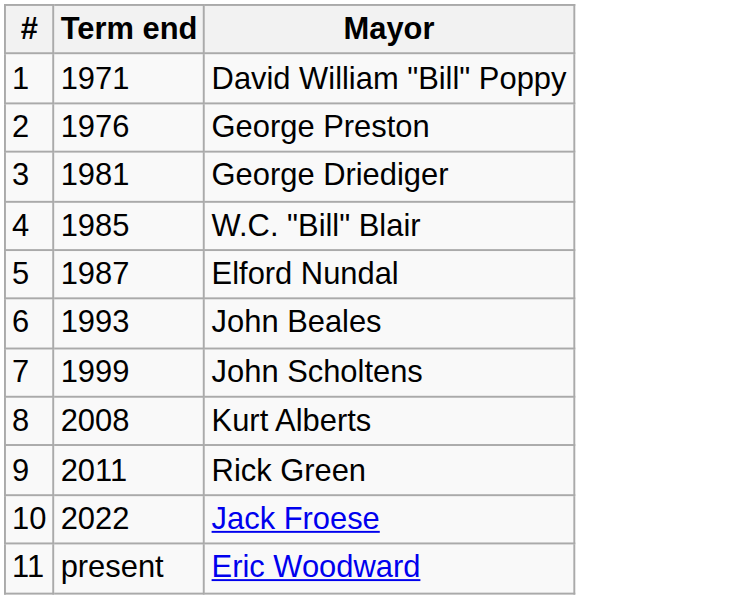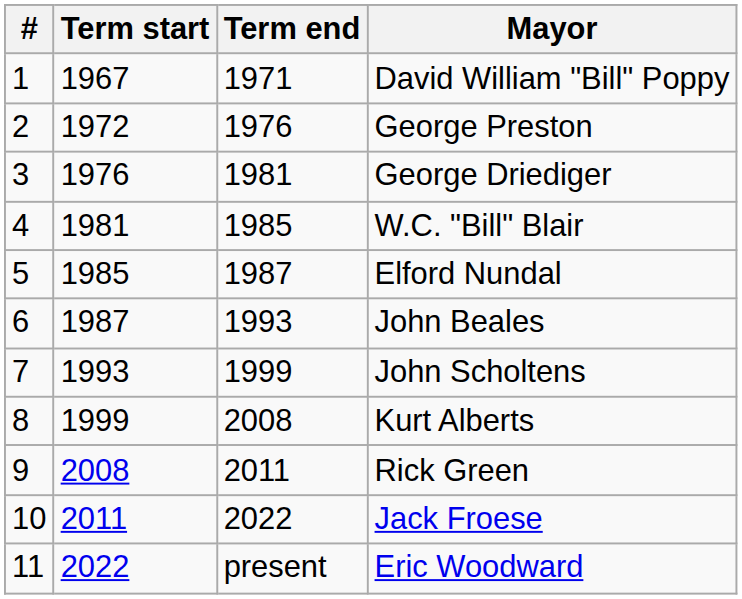+ column: (135, 28)
